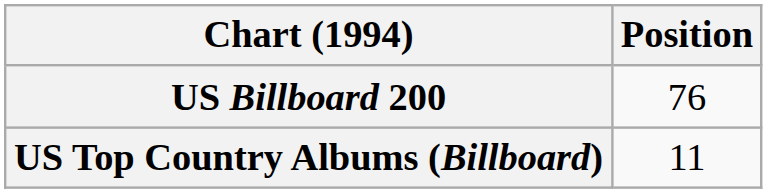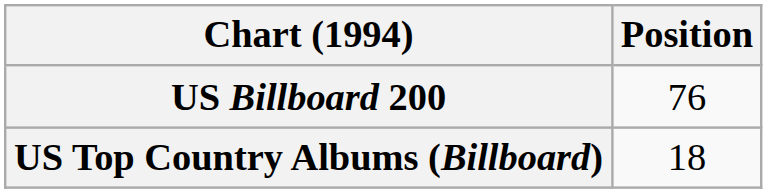(687, 156) 11 -> (687, 156) 18
